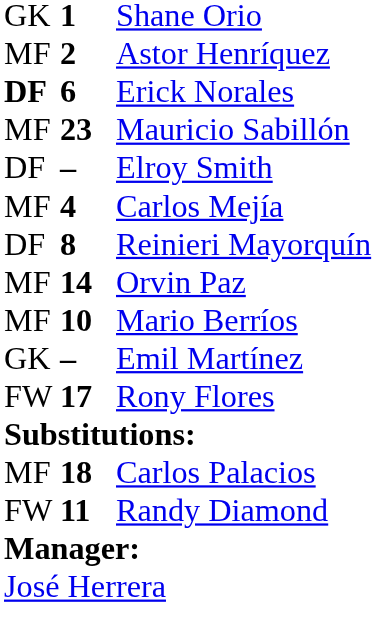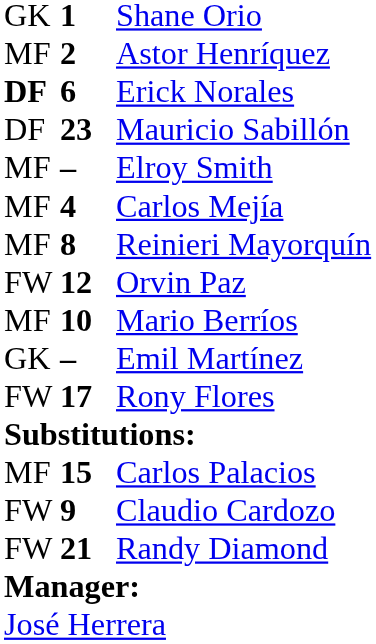(27, 129) MF -> (25, 129) DF
(25, 167) DF -> (27, 167) MF
(25, 243) DF -> (27, 243) MF
(27, 281) MF -> (28, 281) FW
(76, 281) 14 -> (76, 281) 12
(76, 472) 18 -> (76, 472) 15
+ row: (226, 510)
(75, 510) 11 -> (76, 548) 21
